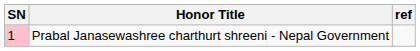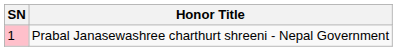- column: (403, 14)
